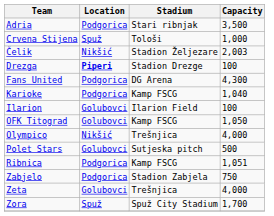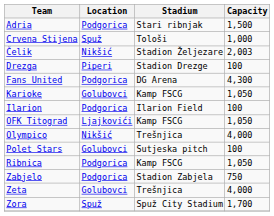(235, 25) 3,500 -> (240, 25) 1,500
(97, 66) bold -> (97, 66) normal
(104, 94) Podgorica -> (104, 94) Golubovci
(235, 94) 1,040 -> (240, 94) 1,050
(104, 108) Golubovci -> (104, 108) Podgorica
(104, 121) Golubovci -> (107, 121) Ljajkovići
(230, 149) 500 -> (235, 149) 100
(235, 163) 1,051 -> (240, 163) 1,050
